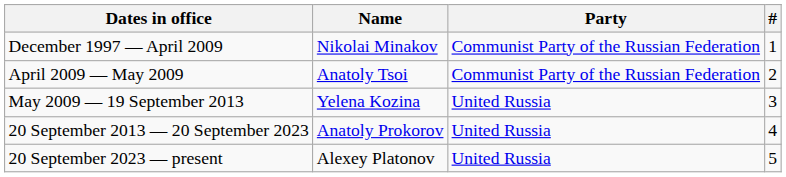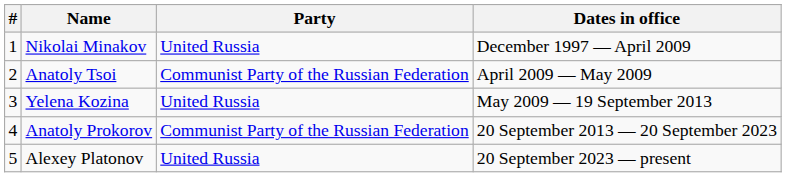columns swapped: (773, 18) <-> (159, 18)
(606, 46) Communist Party of the Russian Federation -> (210, 46) United Russia
(501, 130) United Russia -> (314, 130) Communist Party of the Russian Federation
